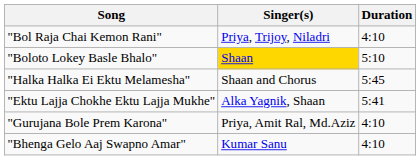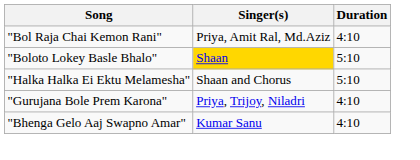(276, 37) Priya, Trijoy, Niladri -> (263, 37) Priya, Amit Ral, Md.Aziz
(373, 80) 5:45 -> (348, 80) 5:10
- row: (111, 101)
(288, 123) Priya, Amit Ral, Md.Aziz -> (251, 101) Priya, Trijoy, Niladri
